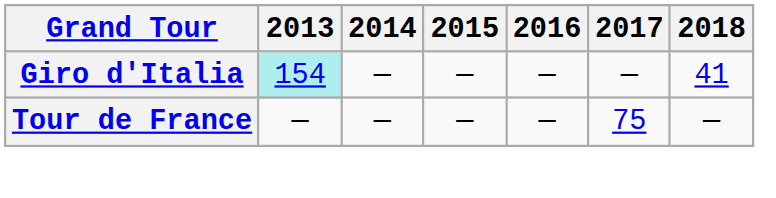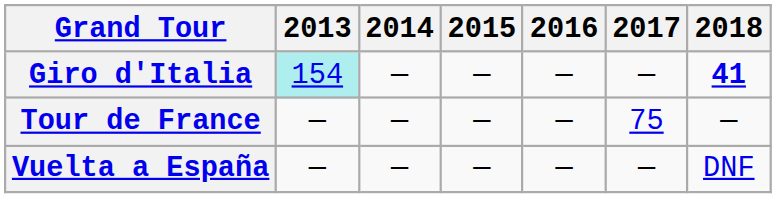(712, 75) normal -> (729, 75) bold
+ row: (141, 168)
